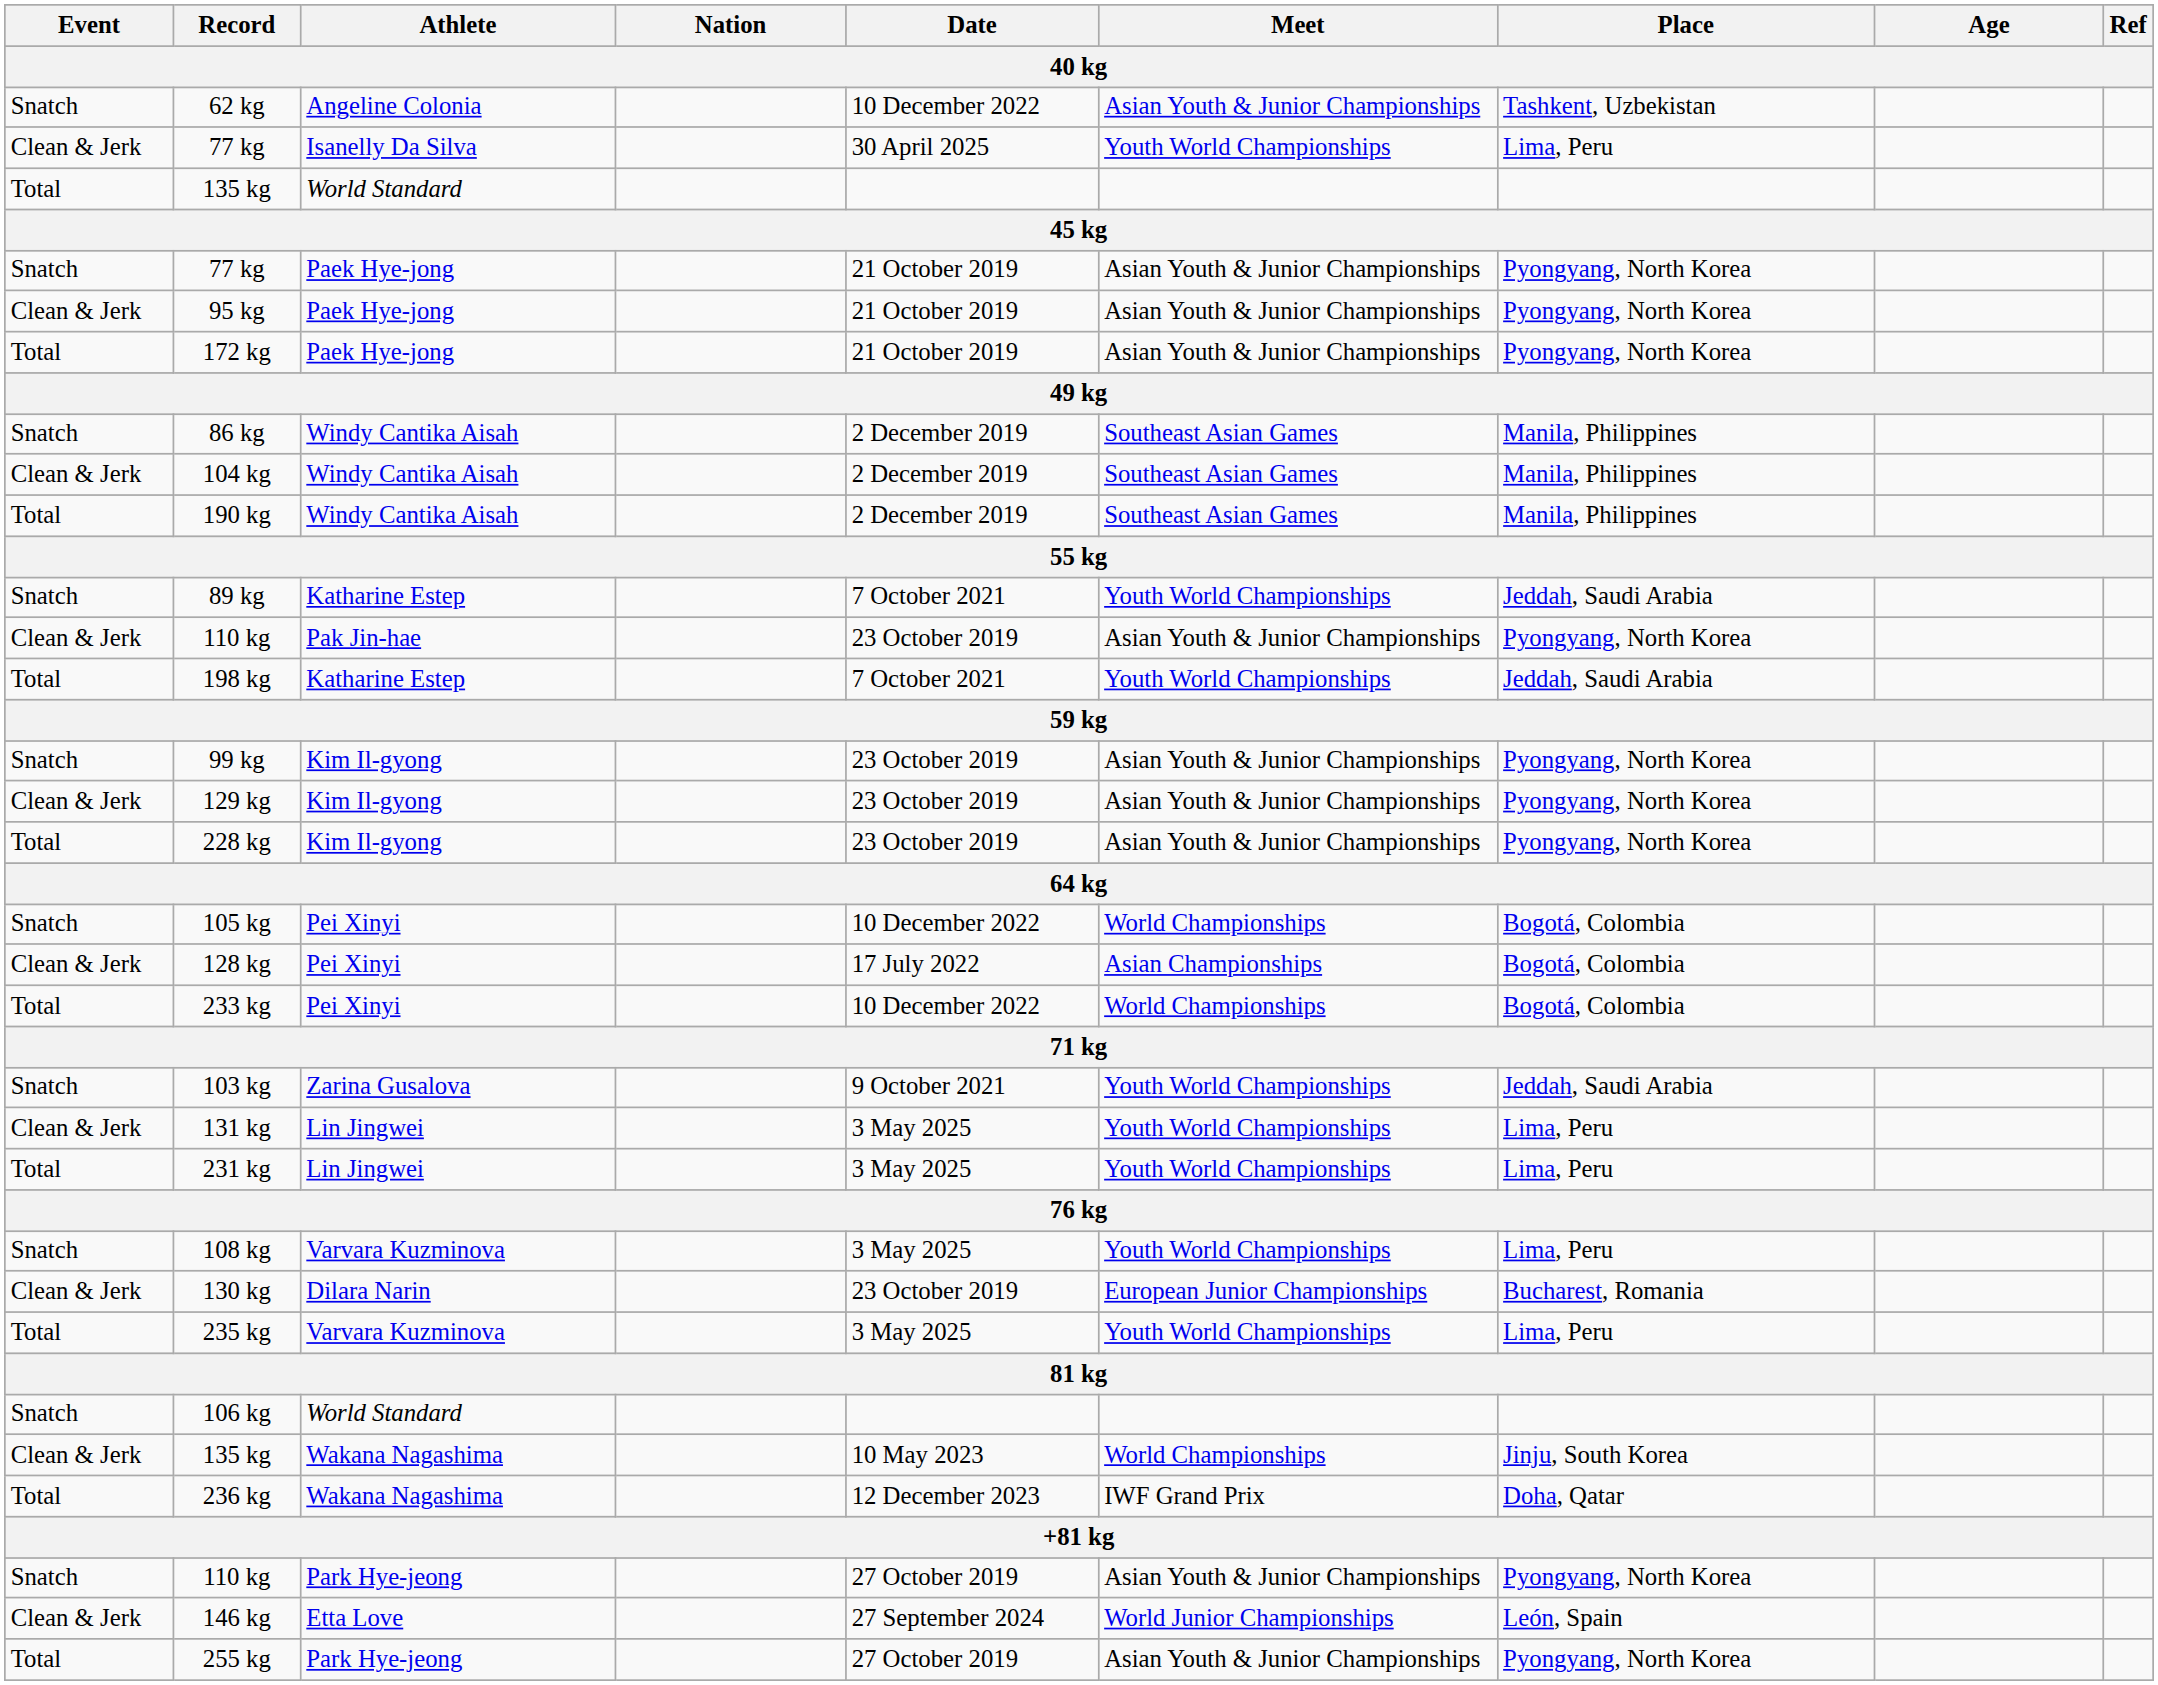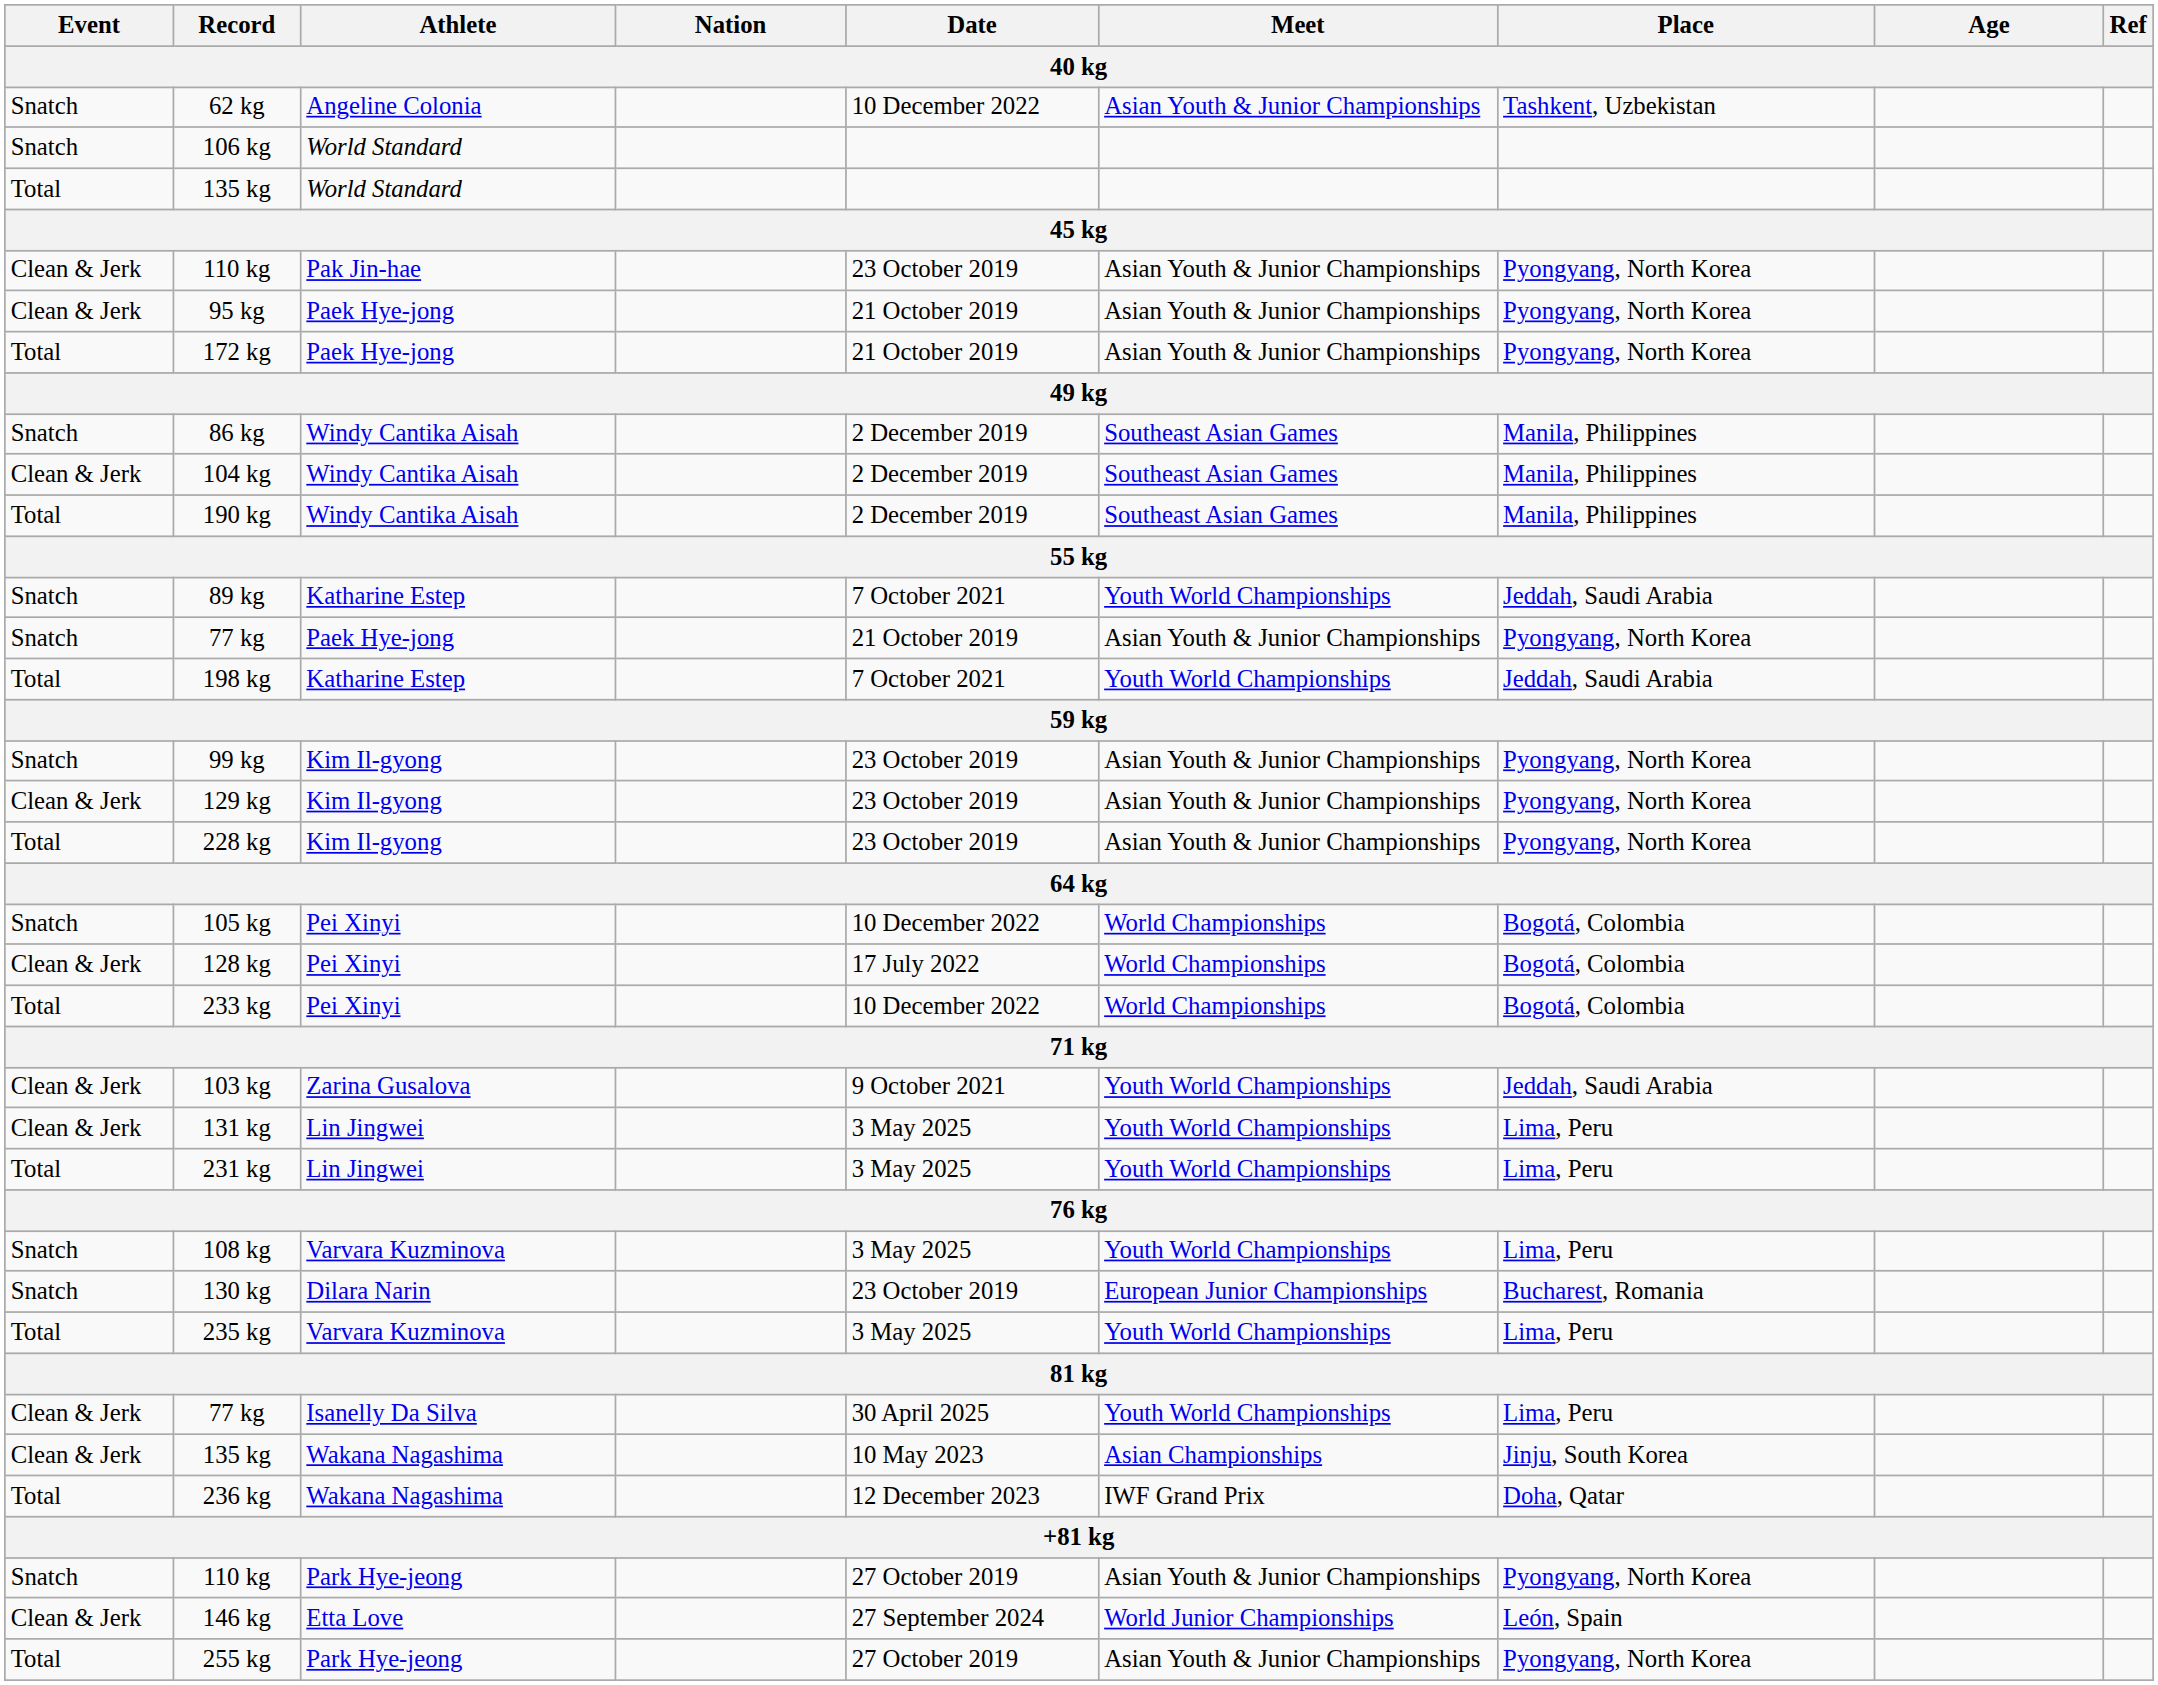rows swapped: (237, 147) <-> (237, 1414)
rows swapped: (237, 270) <-> (237, 638)
(1213, 964) Asian Championships -> (1215, 964) World Championships
(44, 1087) Snatch -> (76, 1087) Clean & Jerk
(76, 1291) Clean & Jerk -> (44, 1291) Snatch
(1215, 1455) World Championships -> (1213, 1455) Asian Championships
